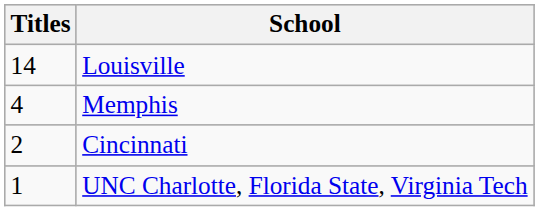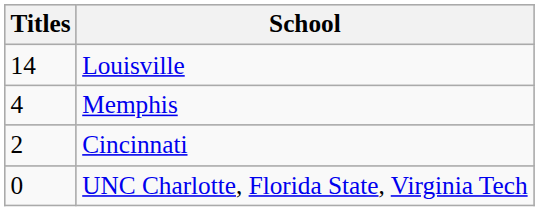(17, 184) 1 -> (17, 184) 0
